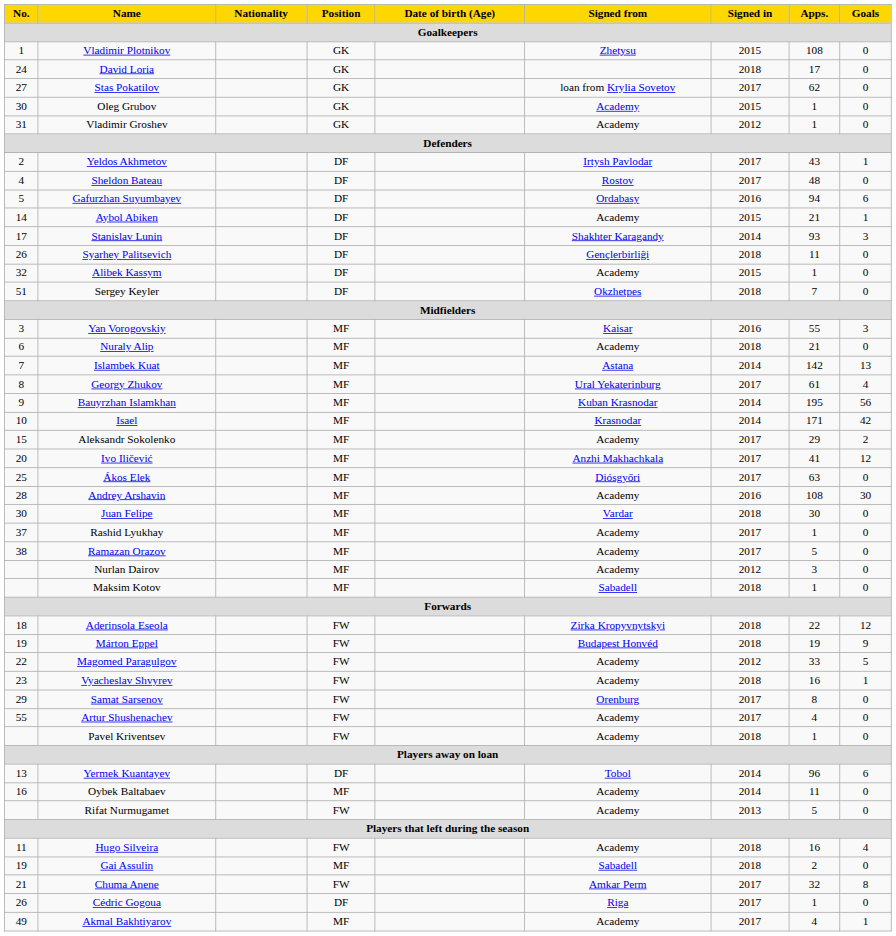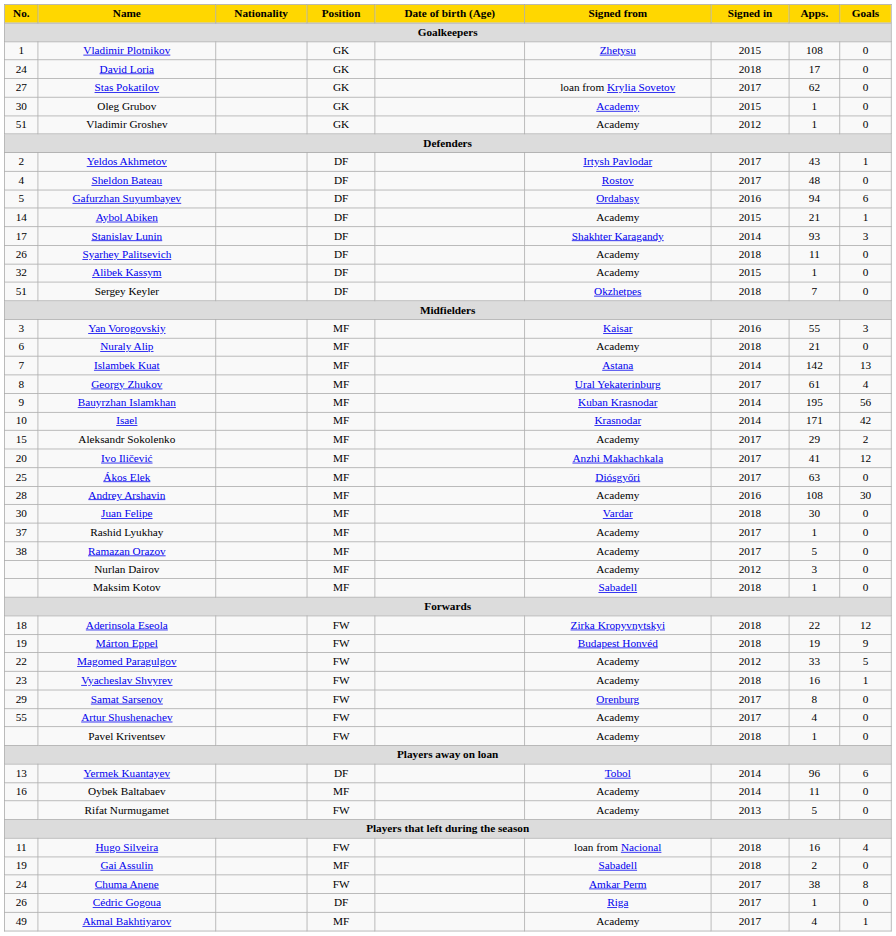(21, 125) 31 -> (21, 125) 51
(618, 254) Gençlerbirliği -> (618, 254) Academy
(618, 847) Academy -> (618, 847) loan from Nacional
(21, 884) 21 -> (21, 884) 24
(814, 884) 32 -> (814, 884) 38
